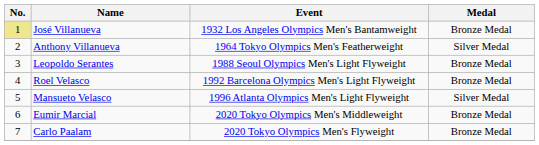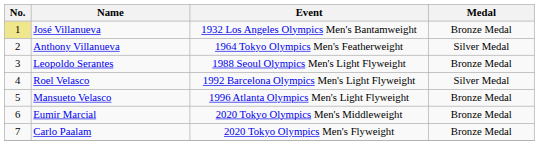(481, 81) Bronze Medal -> (481, 81) Silver Medal
(481, 98) Silver Medal -> (481, 98) Bronze Medal
